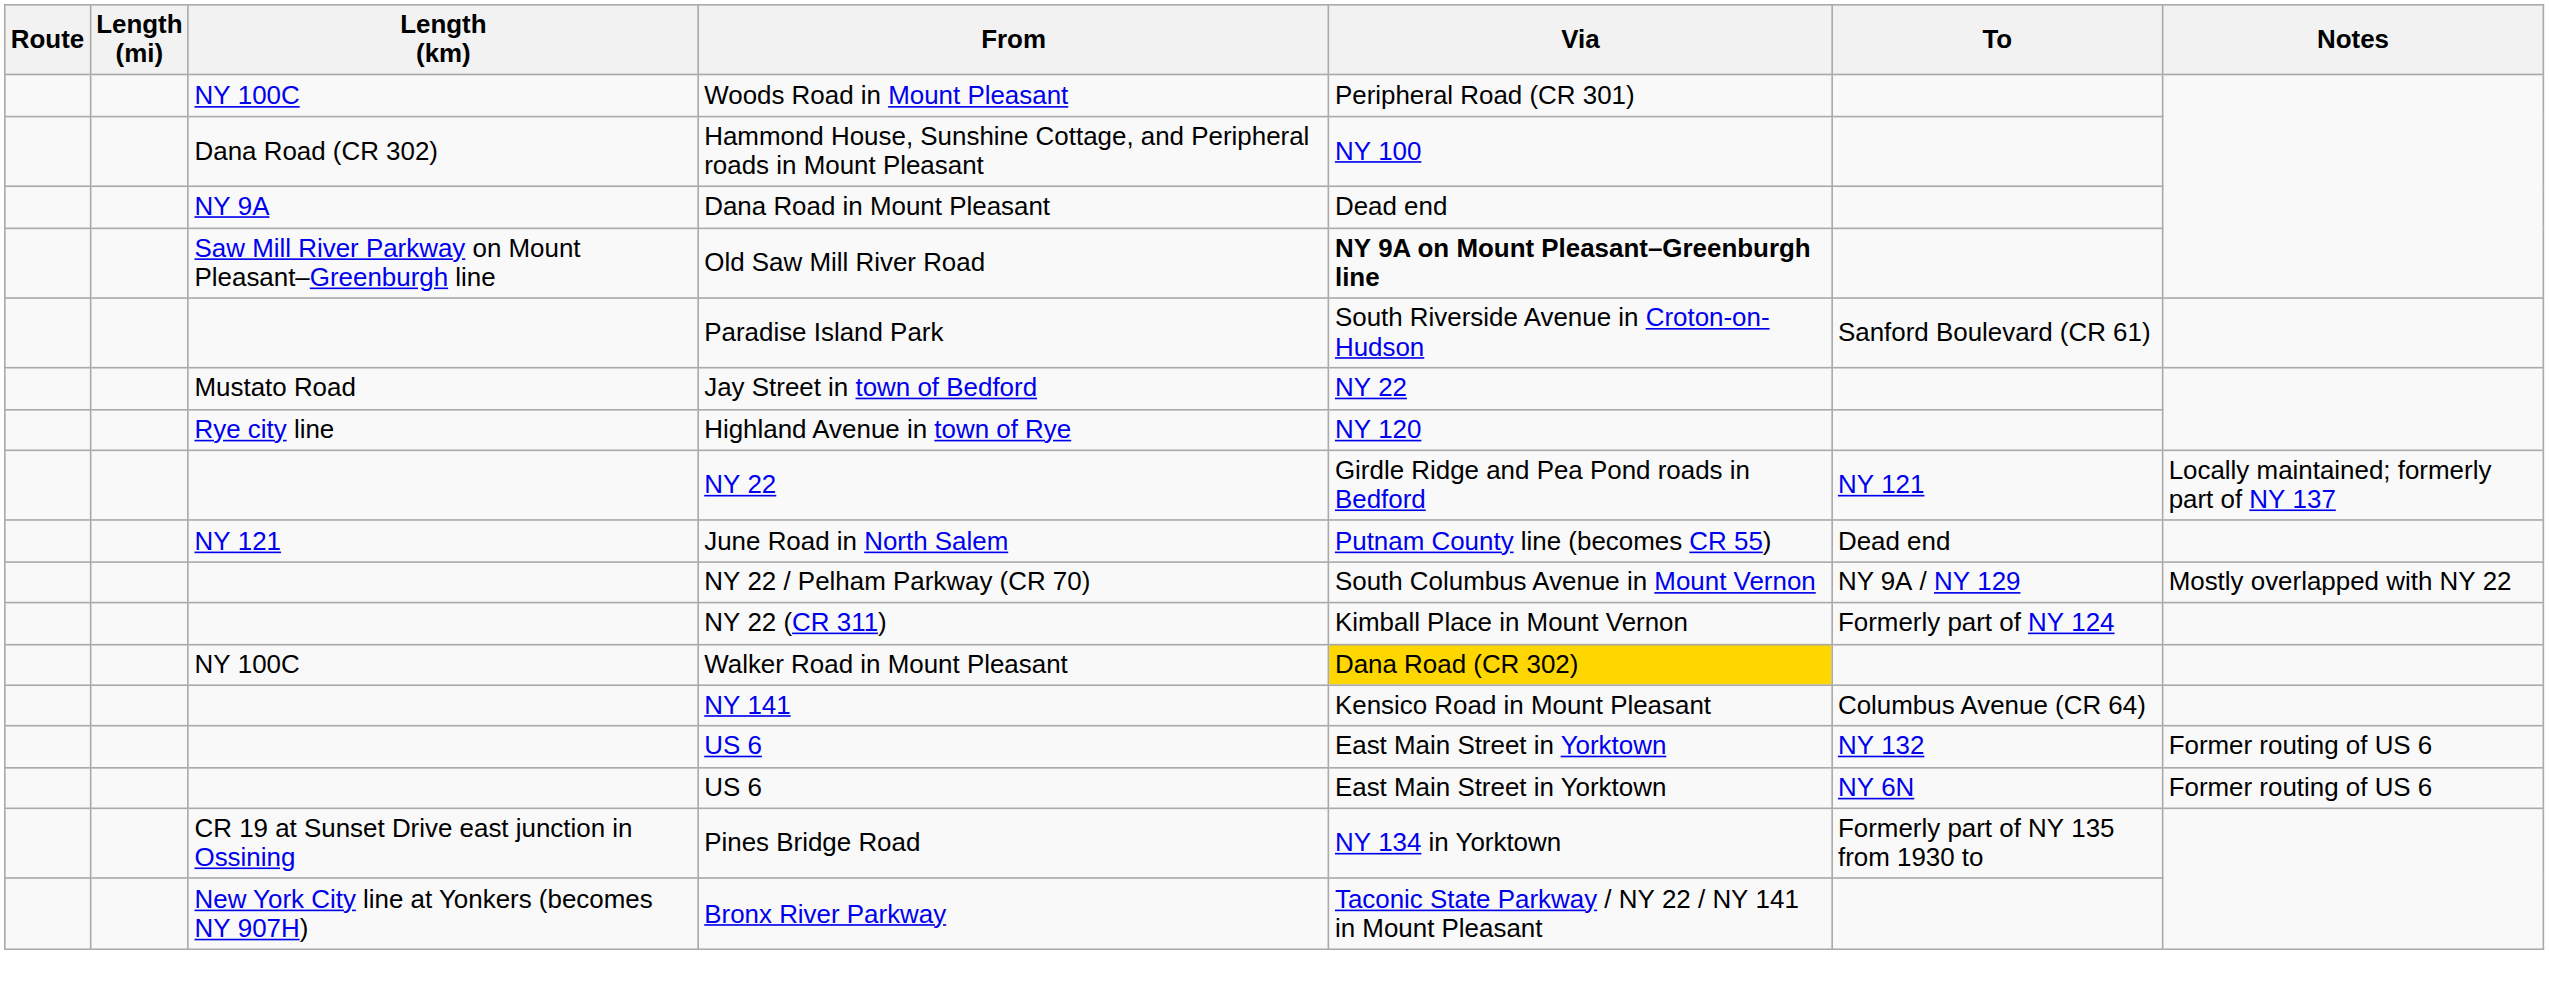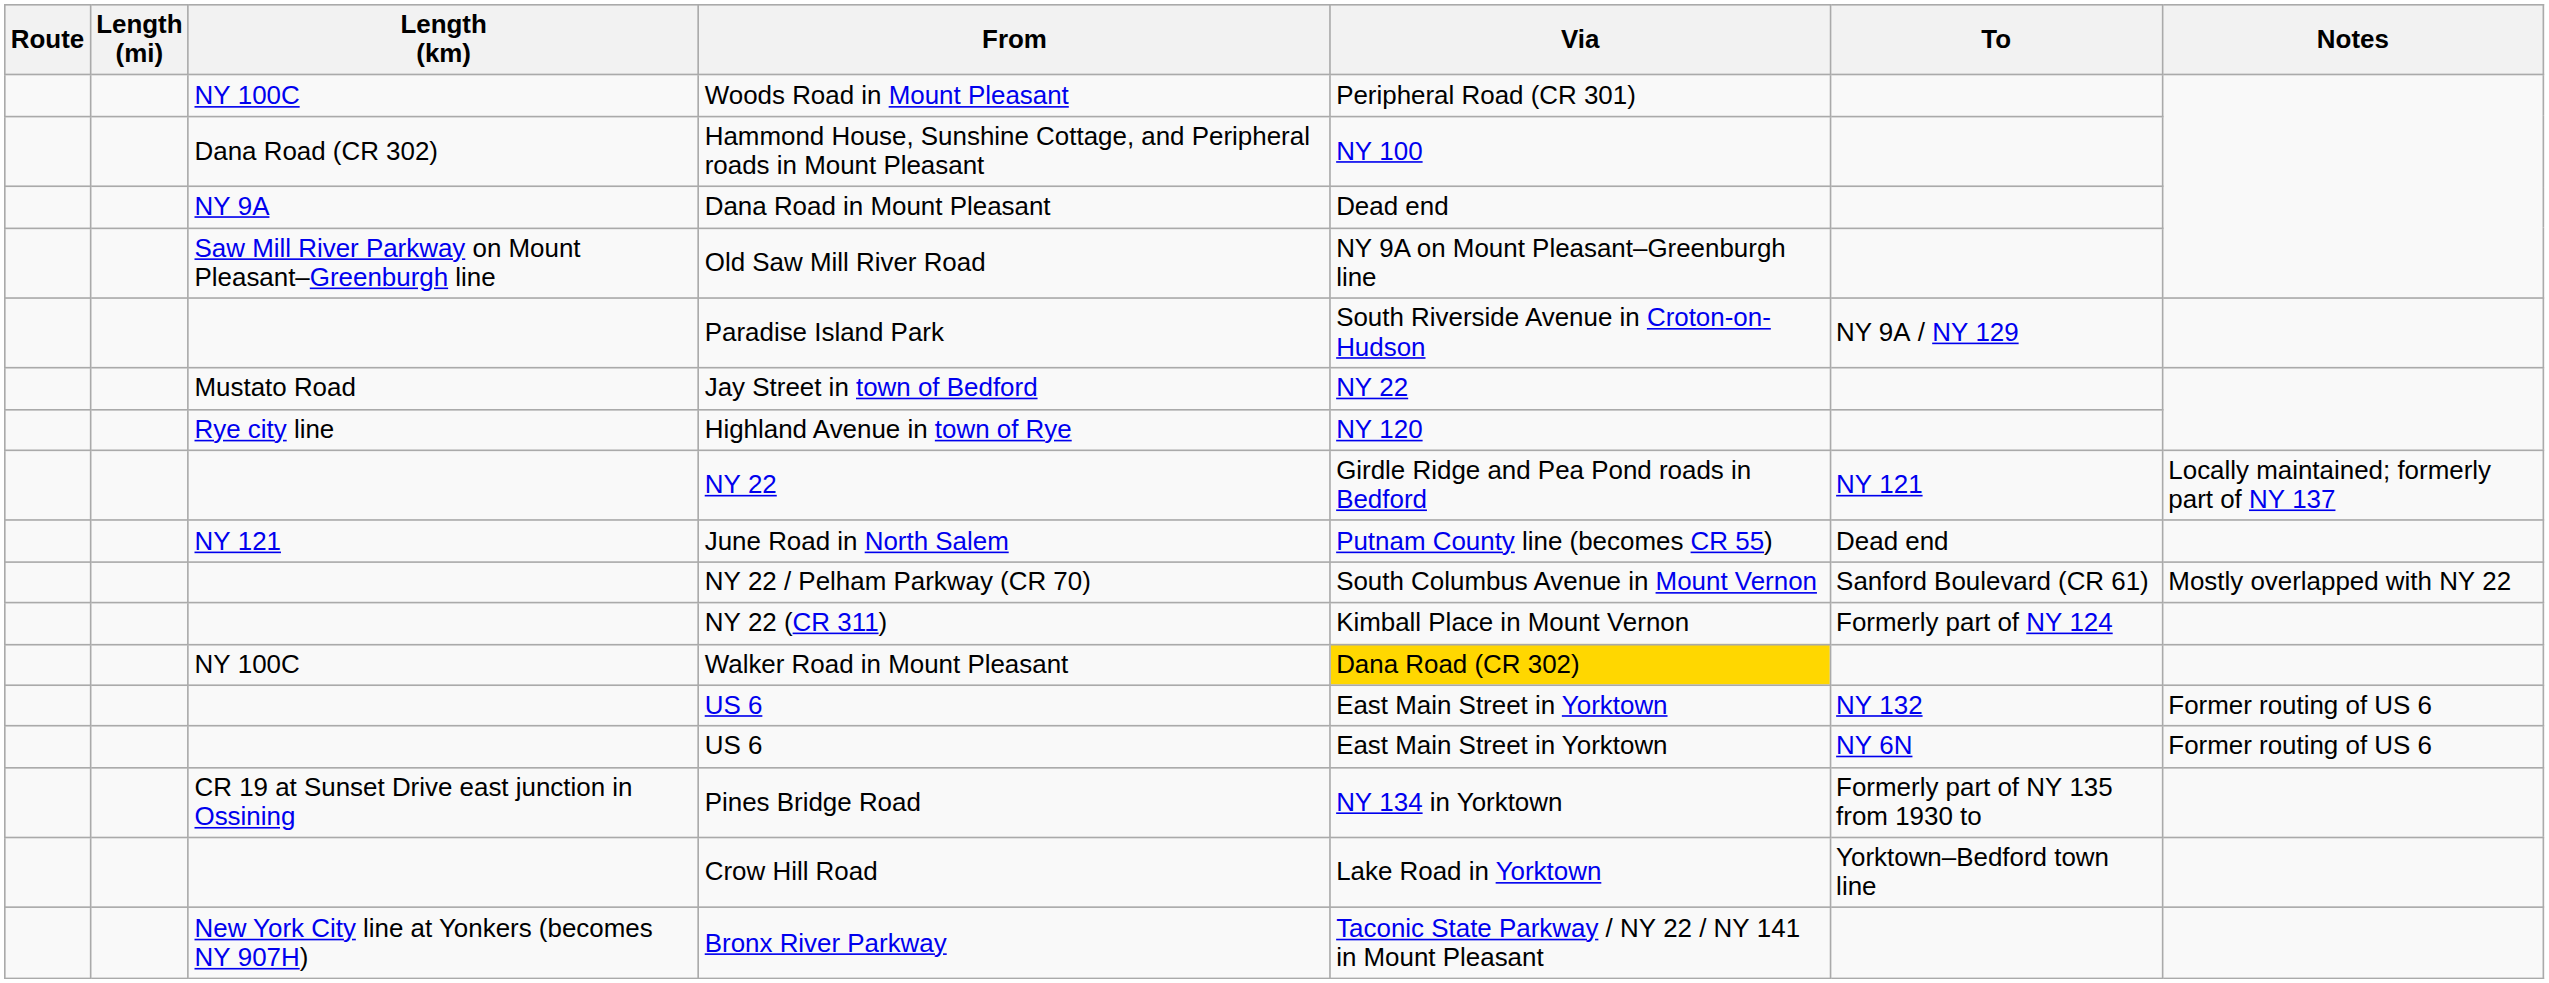(1573, 262) bold -> (1561, 262) normal
(1994, 332) Sanford Boulevard (CR 61) -> (1927, 332) NY 9A / NY 129
(1929, 581) NY 9A / NY 129 -> (1992, 581) Sanford Boulevard (CR 61)
- row: (443, 706)
+ row: (444, 873)
